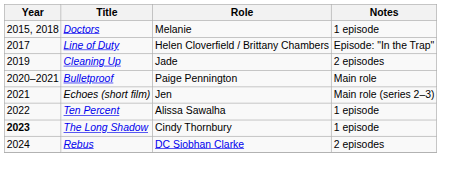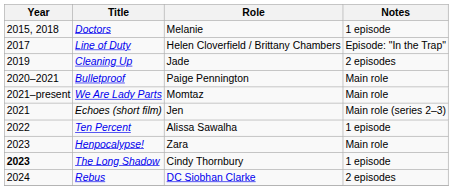+ row: (118, 95)
+ row: (110, 144)
